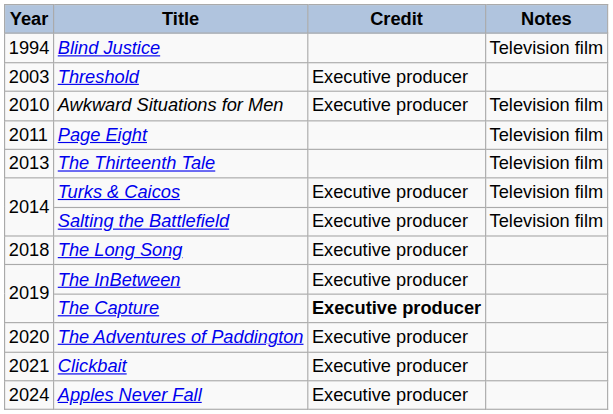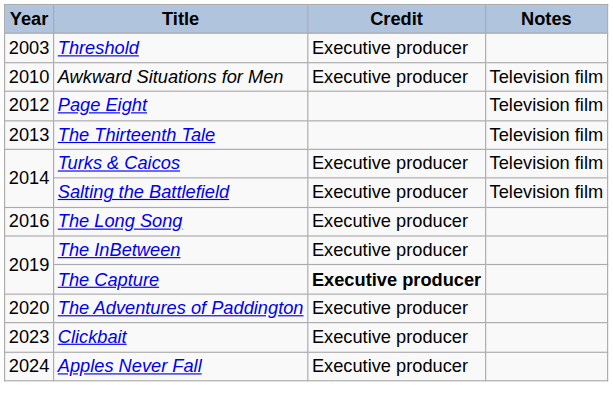- row: (109, 47)
(28, 134) 2011 -> (29, 105) 2012
(29, 250) 2018 -> (29, 221) 2016
(29, 366) 2021 -> (29, 337) 2023
